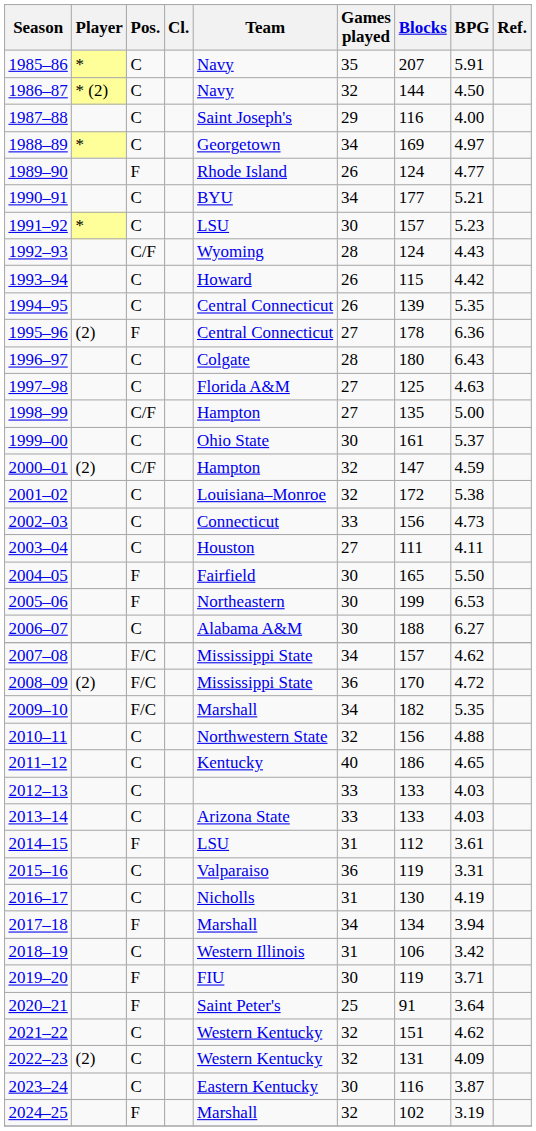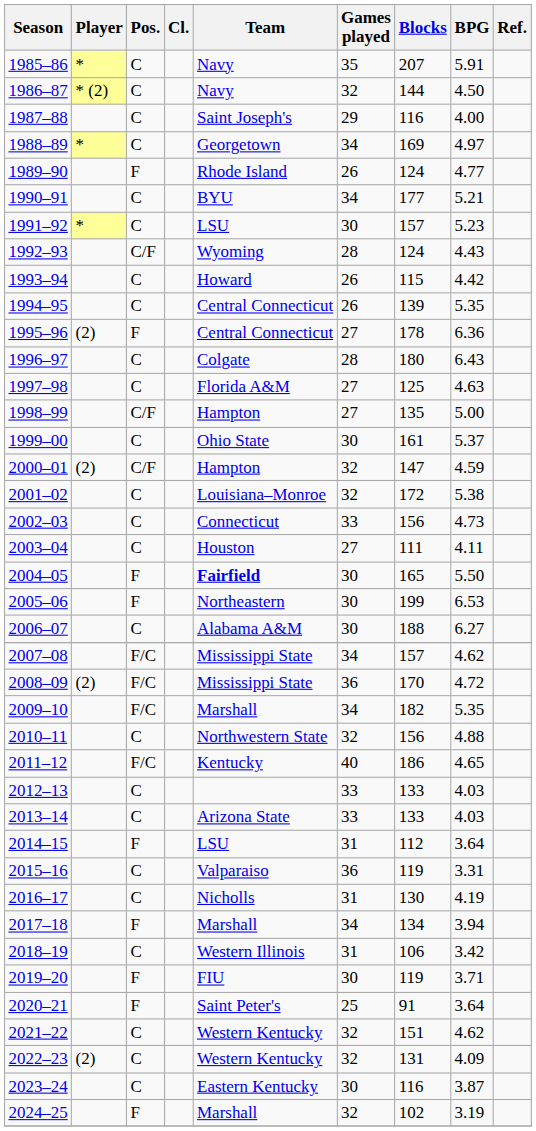(226, 574) normal -> (229, 574) bold
(136, 763) C -> (143, 763) F/C
(469, 843) 3.61 -> (469, 843) 3.64
